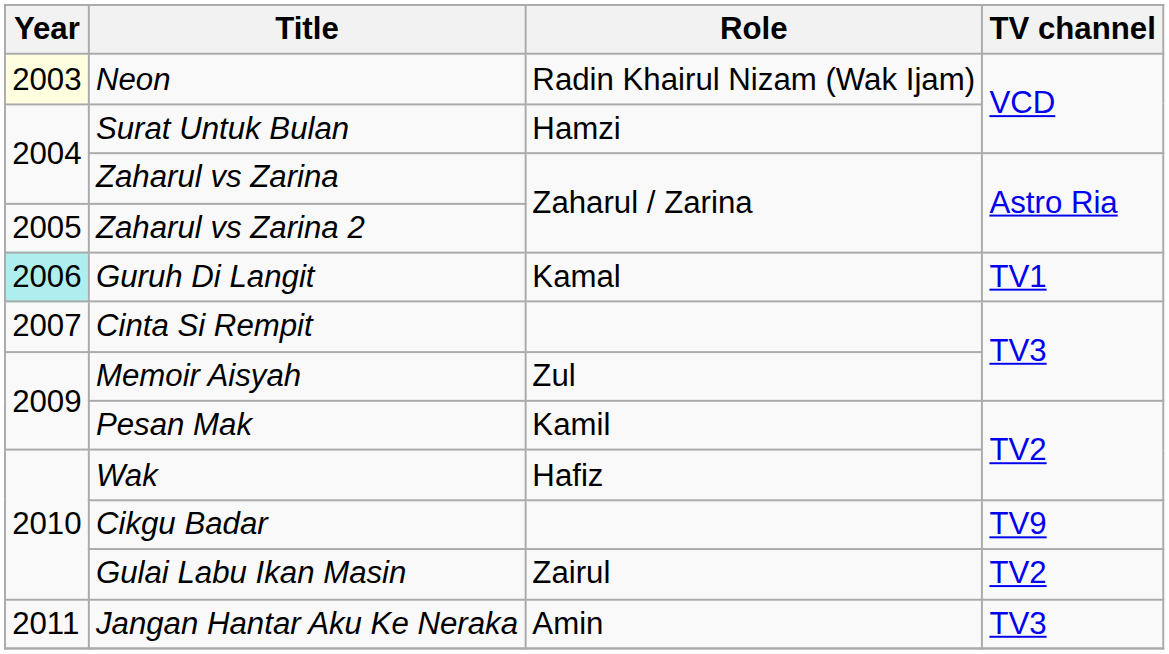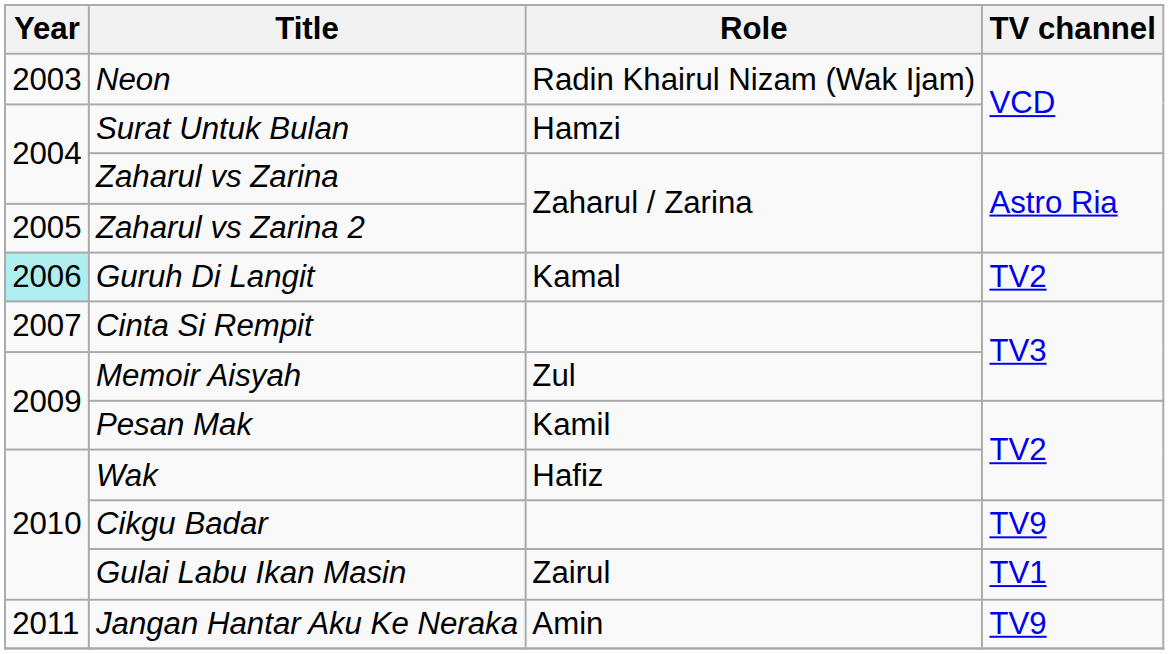(47, 78) lightyellow background -> (47, 78) no background
(1018, 276) TV1 -> (1018, 276) TV2
(1018, 573) TV2 -> (1018, 573) TV1
(1018, 623) TV3 -> (1018, 623) TV9
